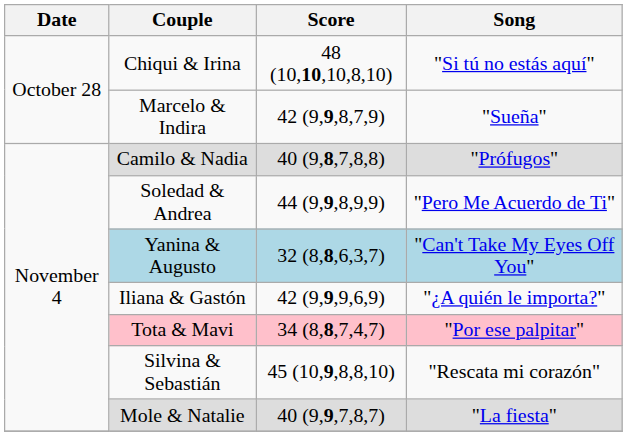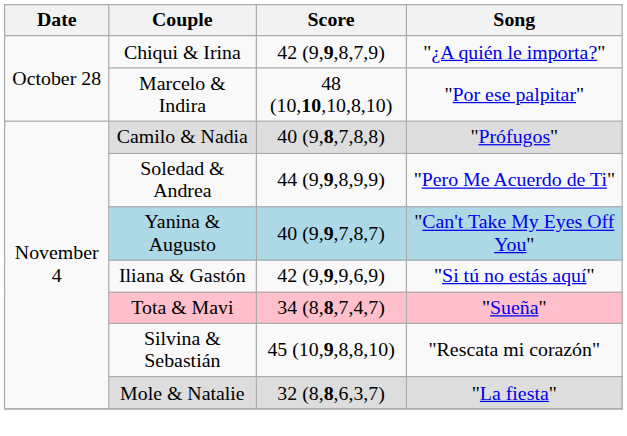(331, 62) 48 (10,10,10,8,10) -> (331, 51) 42 (9,9,8,7,9)
(514, 62) "Si tú no estás aquí" -> (514, 51) "¿A quién le importa?"
(331, 116) 42 (9,9,8,7,9) -> (331, 94) 48 (10,10,10,8,10)
(514, 116) "Sueña" -> (514, 94) "Por ese palpitar"
(331, 255) 32 (8,8,6,3,7) -> (331, 233) 40 (9,9,7,8,7)
(514, 298) "¿A quién le importa?" -> (514, 275) "Si tú no estás aquí"
(514, 329) "Por ese palpitar" -> (514, 307) "Sueña"
(331, 415) 40 (9,9,7,8,7) -> (331, 392) 32 (8,8,6,3,7)
